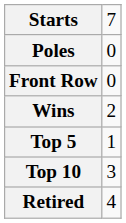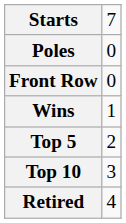(111, 111) 2 -> (111, 111) 1
(111, 141) 1 -> (111, 141) 2
